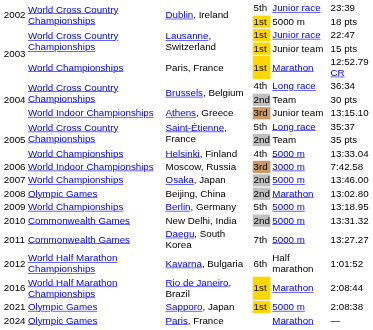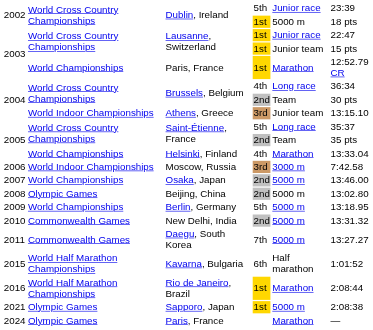(289, 153) 5000 m -> (293, 153) Marathon
(293, 193) Marathon -> (289, 193) 5000 m
(15, 264) 2012 -> (15, 264) 2015
